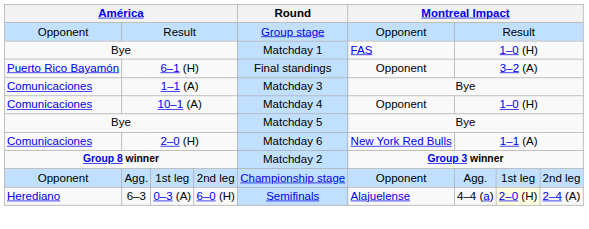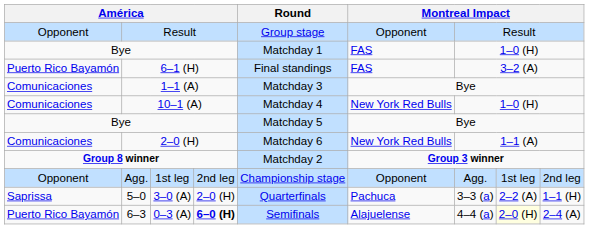(401, 68) Opponent -> (361, 68) FAS
(401, 104) Opponent -> (401, 104) New York Red Bulls
+ row: (136, 196)
(34, 196) Herediano -> (63, 214) Puerto Rico Bayamón
(216, 196) normal -> (216, 214) bold
